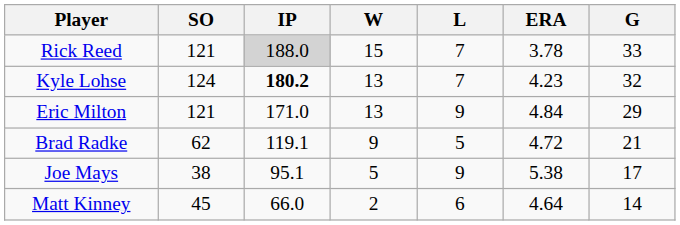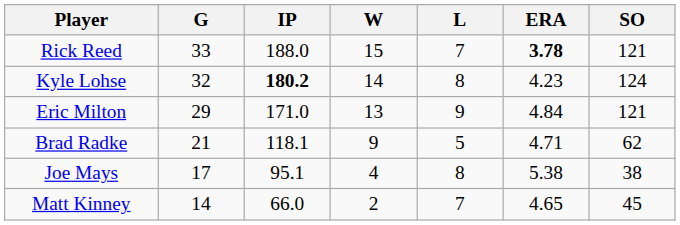columns swapped: (632, 19) <-> (201, 19)
(287, 50) lightgrey background -> (287, 50) no background
(546, 50) normal -> (546, 50) bold
(373, 81) 13 -> (373, 81) 14
(460, 81) 7 -> (460, 81) 8
(287, 142) 119.1 -> (287, 142) 118.1
(546, 142) 4.72 -> (546, 142) 4.71
(373, 173) 5 -> (373, 173) 4
(460, 173) 9 -> (460, 173) 8
(460, 204) 6 -> (460, 204) 7
(546, 204) 4.64 -> (546, 204) 4.65
